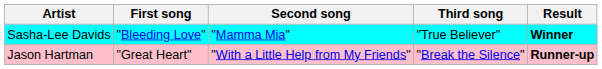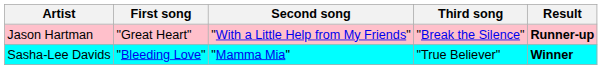rows swapped: (50, 54) <-> (59, 34)
